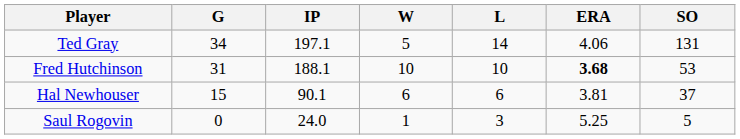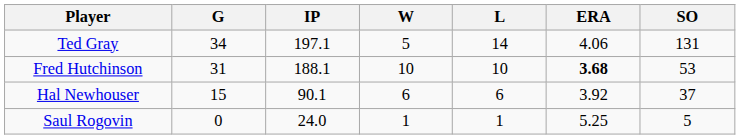(594, 95) 3.81 -> (594, 95) 3.92
(500, 120) 3 -> (500, 120) 1
